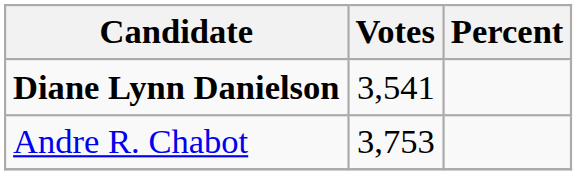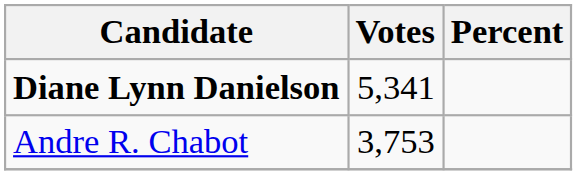(396, 86) 3,541 -> (396, 86) 5,341
